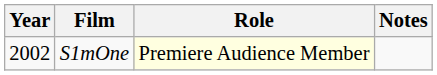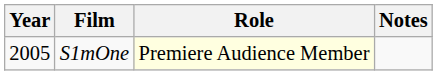(30, 53) 2002 -> (30, 53) 2005
